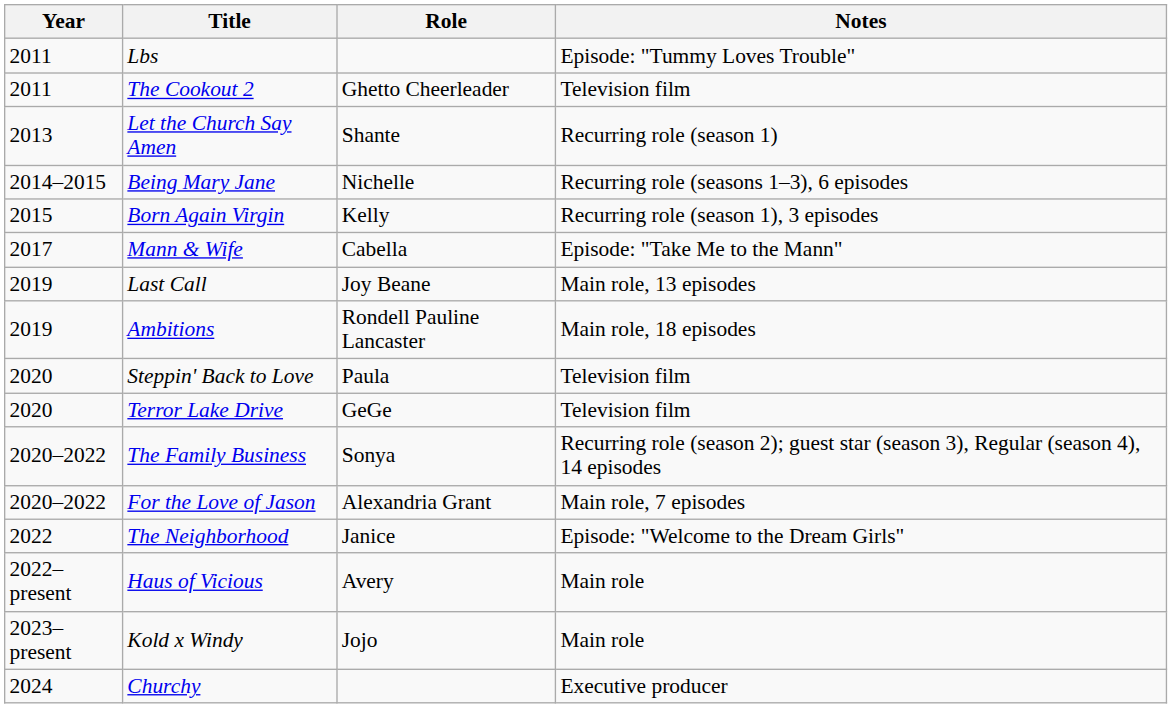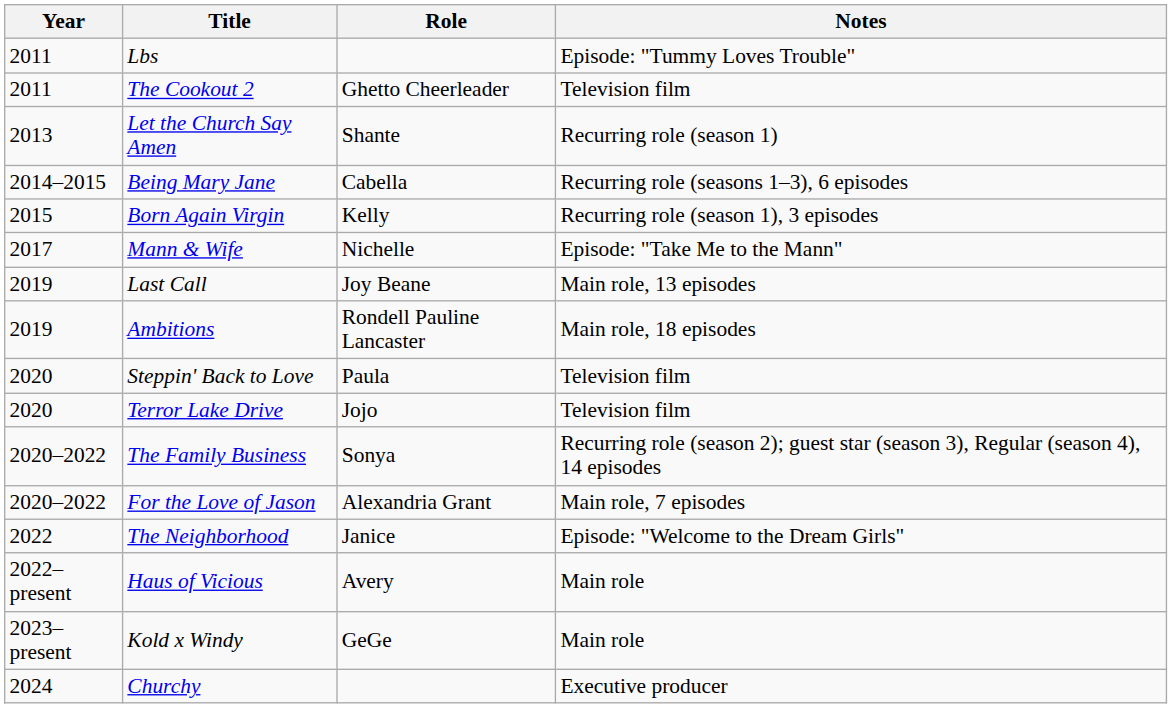(378, 181) Nichelle -> (374, 181) Cabella
(374, 249) Cabella -> (378, 249) Nichelle
(367, 409) GeGe -> (360, 409) Jojo
(360, 640) Jojo -> (367, 640) GeGe
